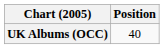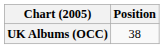(135, 33) 40 -> (135, 33) 38
